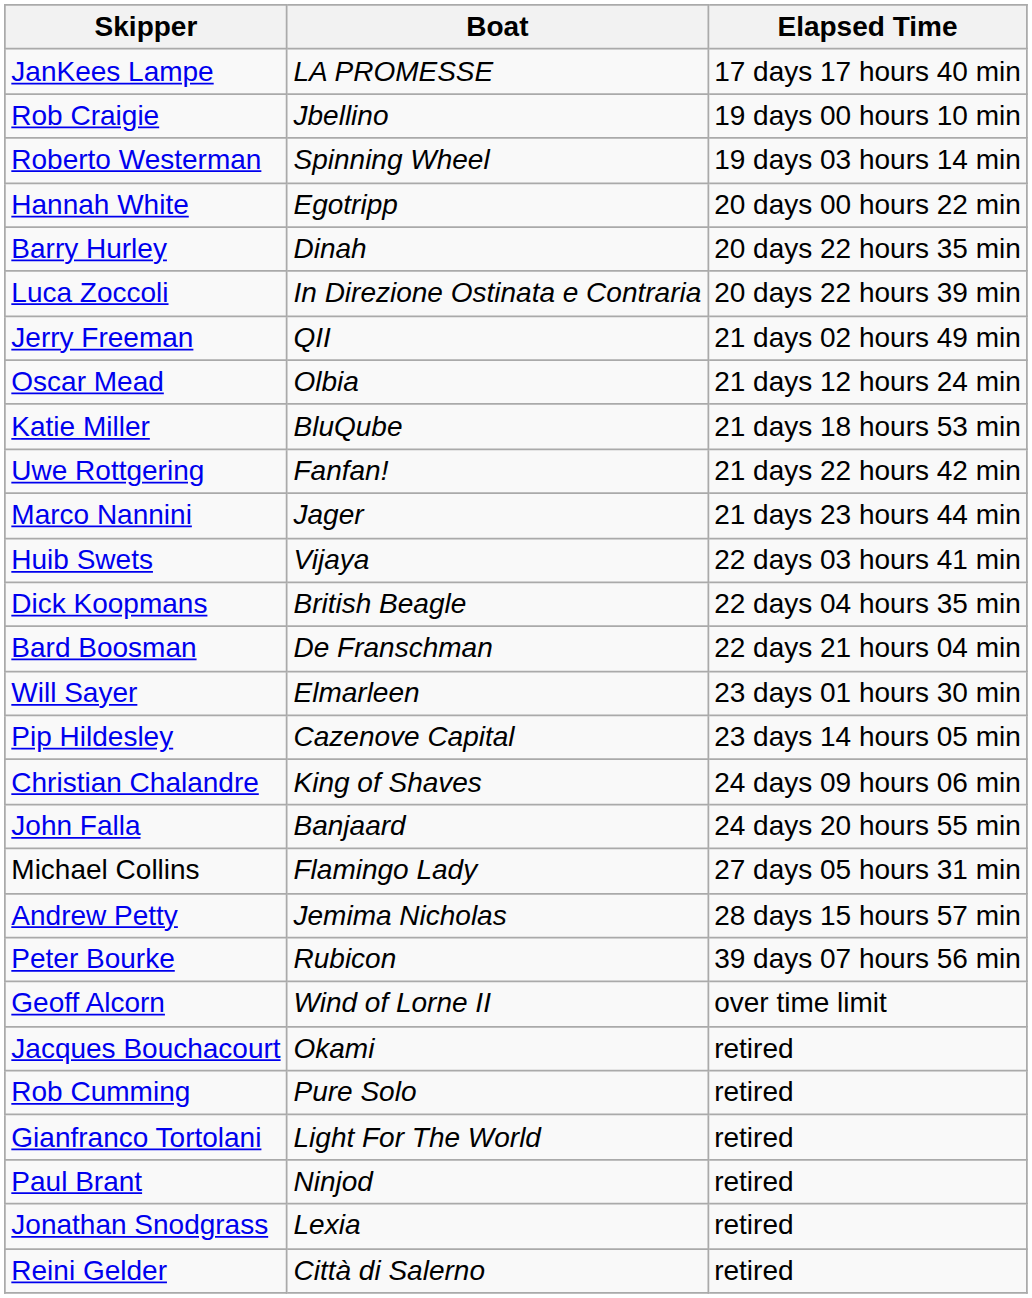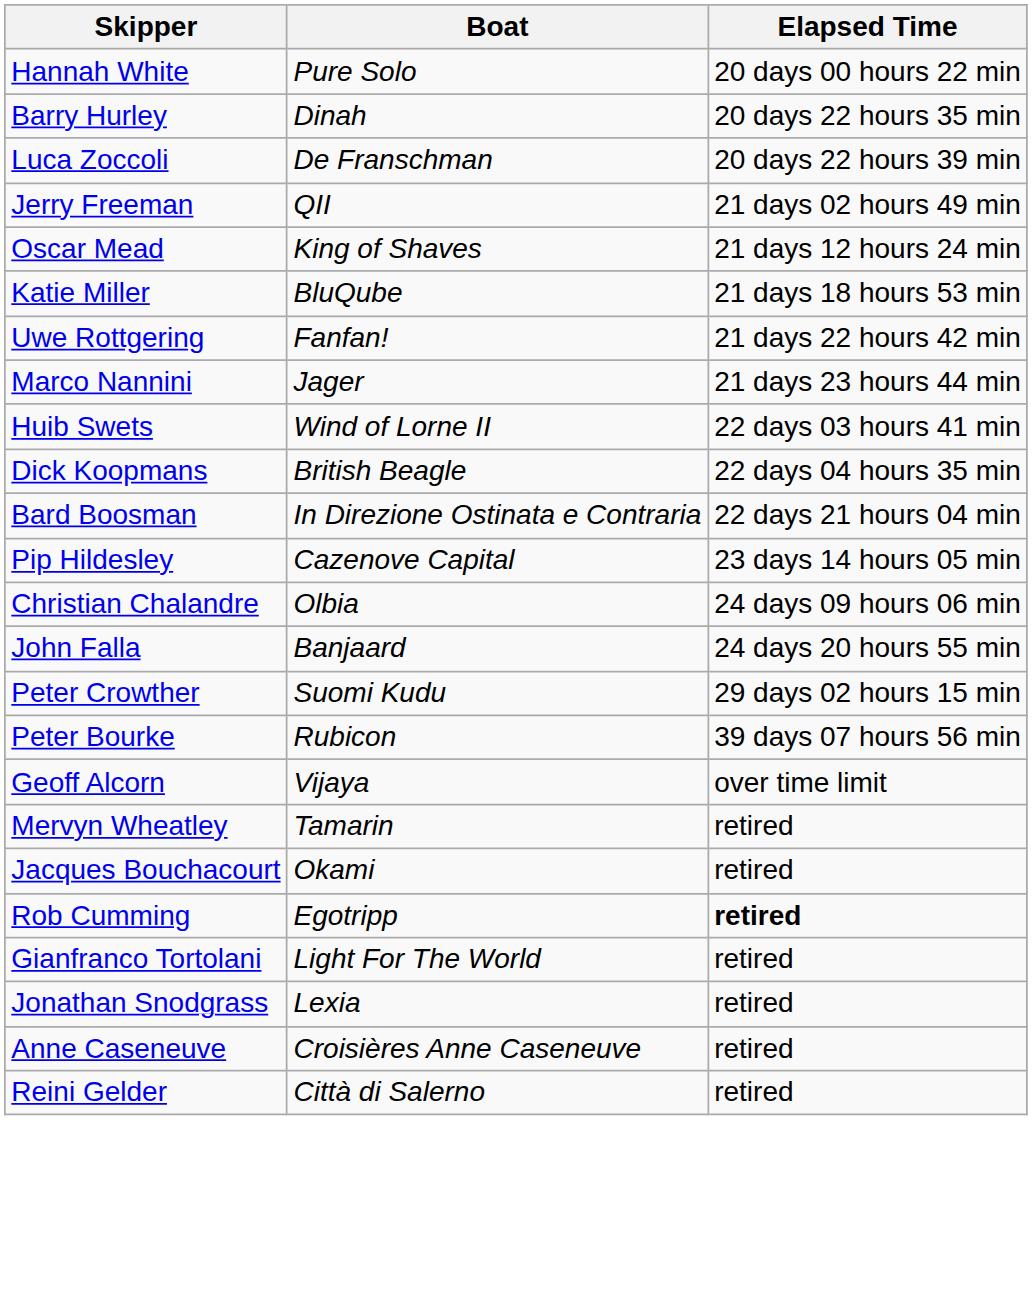- row: (113, 71)
- row: (85, 115)
- row: (136, 159)
(346, 204) Egotripp -> (355, 71) Pure Solo
(497, 293) In Direzione Ostinata e Contraria -> (393, 159) De Franschman
(326, 381) Olbia -> (388, 248) King of Shaves
(331, 559) Vijaya -> (392, 426) Wind of Lorne II
(393, 648) De Franschman -> (497, 515) In Direzione Ostinata e Contraria
- row: (74, 692)
(388, 781) King of Shaves -> (326, 603) Olbia
- row: (105, 870)
- row: (95, 914)
+ row: (105, 692)
(392, 1003) Wind of Lorne II -> (331, 781) Vijaya
+ row: (119, 826)
(355, 1092) Pure Solo -> (346, 914) Egotripp
(754, 1092) normal -> (758, 914) bold
- row: (77, 1181)
+ row: (119, 1048)
